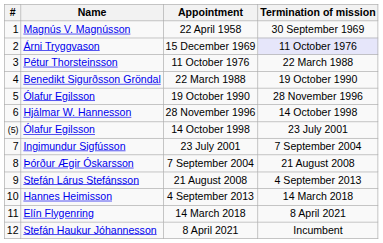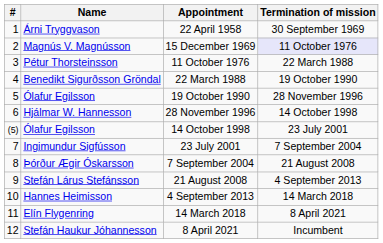(77, 29) Magnús V. Magnússon -> (62, 29) Árni Tryggvason
(62, 46) Árni Tryggvason -> (77, 46) Magnús V. Magnússon
